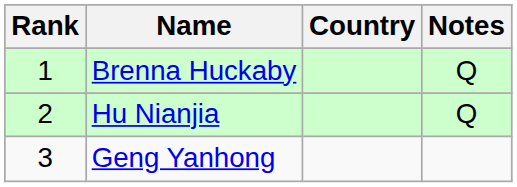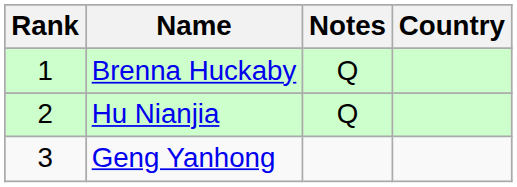columns swapped: (362, 26) <-> (466, 26)
